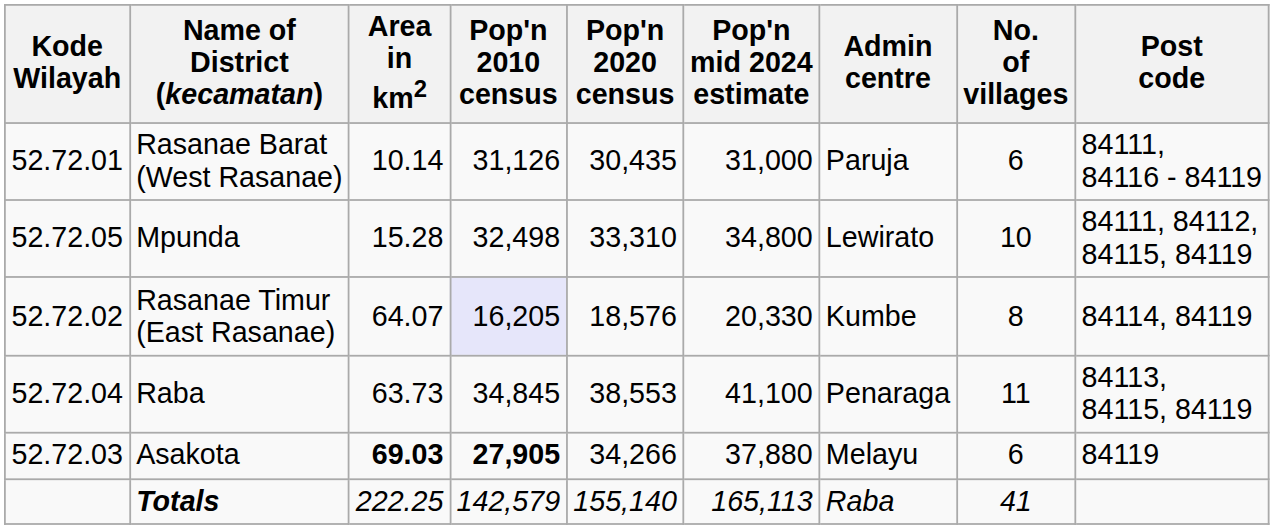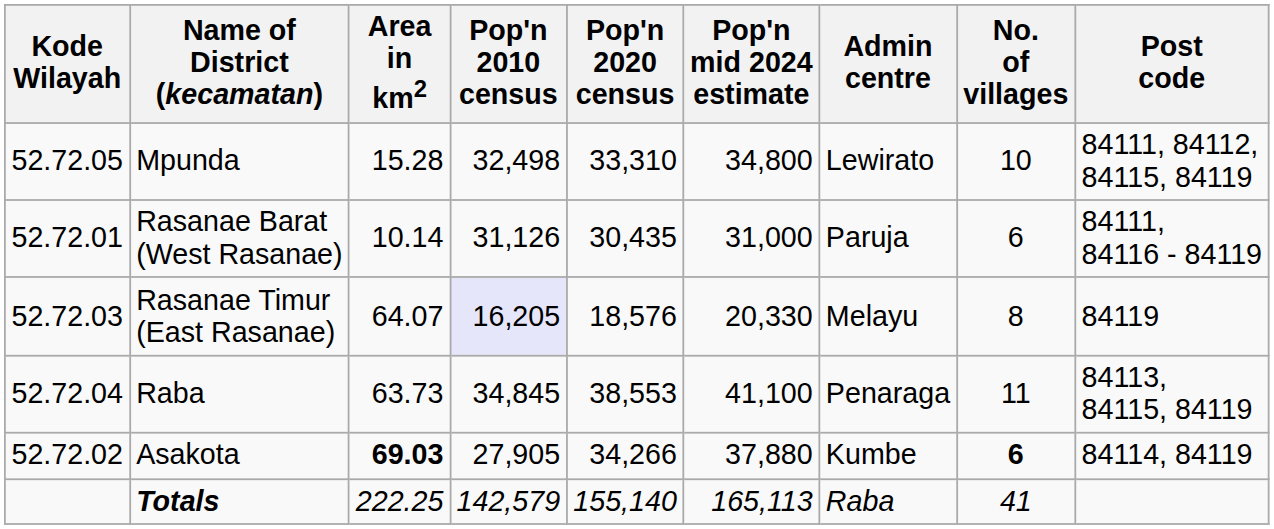rows swapped: (239, 160) <-> (188, 238)
(67, 316) 52.72.02 -> (67, 316) 52.72.03
(871, 316) Kumbe -> (872, 316) Melayu
(1167, 316) 84114, 84119 -> (1120, 316) 84119
(67, 455) 52.72.03 -> (67, 455) 52.72.02
(516, 455) bold -> (516, 455) normal
(872, 455) Melayu -> (871, 455) Kumbe
(1016, 455) normal -> (1016, 455) bold
(1120, 455) 84119 -> (1167, 455) 84114, 84119
